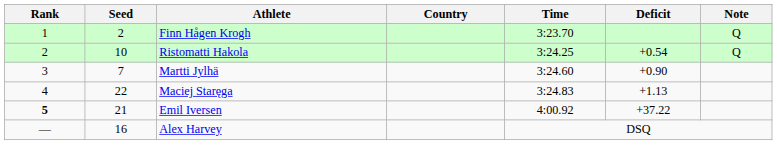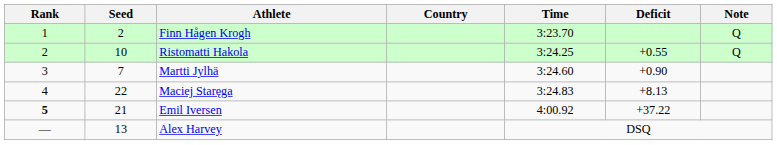(653, 52) +0.54 -> (653, 52) +0.55
(653, 91) +1.13 -> (653, 91) +8.13
(121, 129) 16 -> (121, 129) 13
